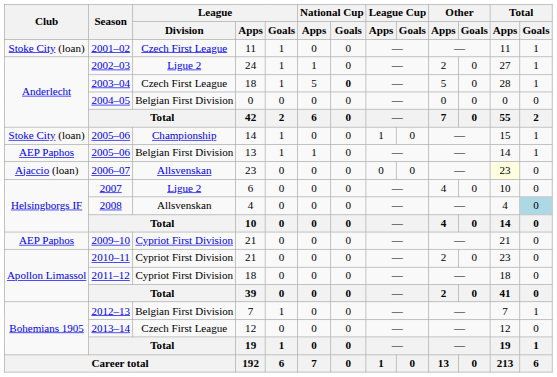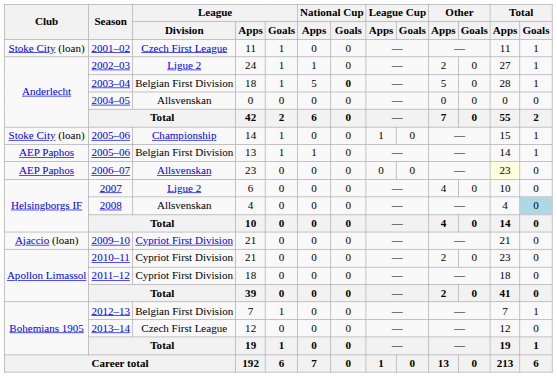(184, 83) Czech First League -> (184, 83) Belgian First Division
(184, 100) Belgian First Division -> (184, 100) Allsvenskan
(47, 170) Ajaccio (loan) -> (47, 170) AEP Paphos
(47, 240) AEP Paphos -> (47, 240) Ajaccio (loan)
